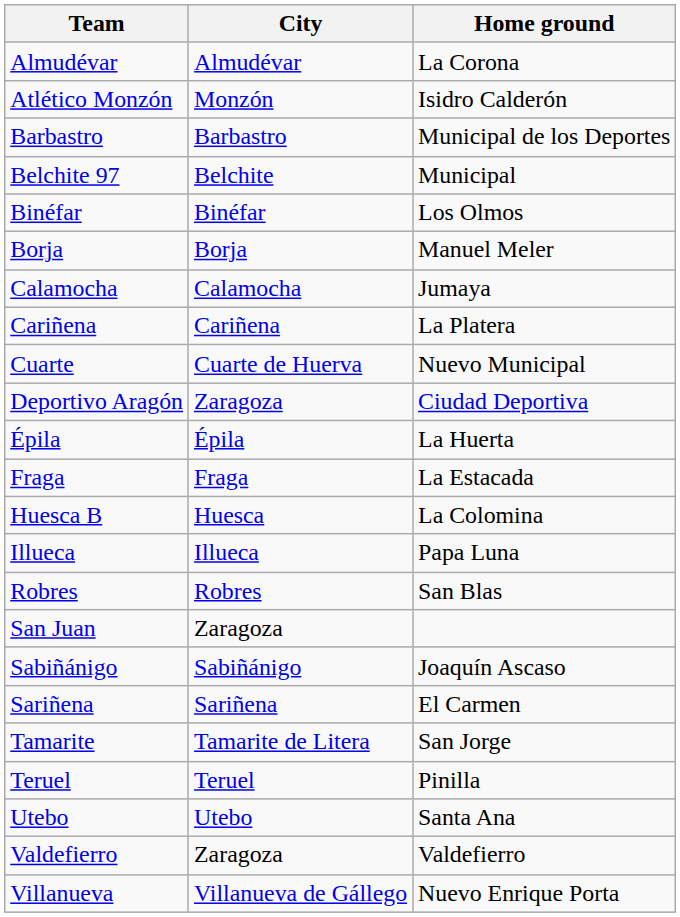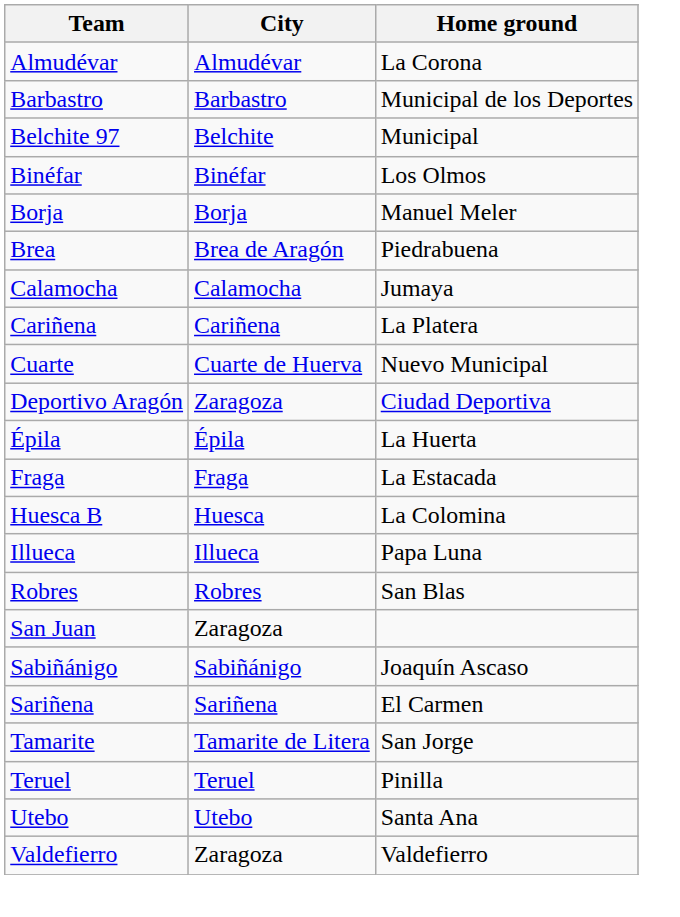- row: (91, 99)
+ row: (33, 250)
- row: (62, 893)
